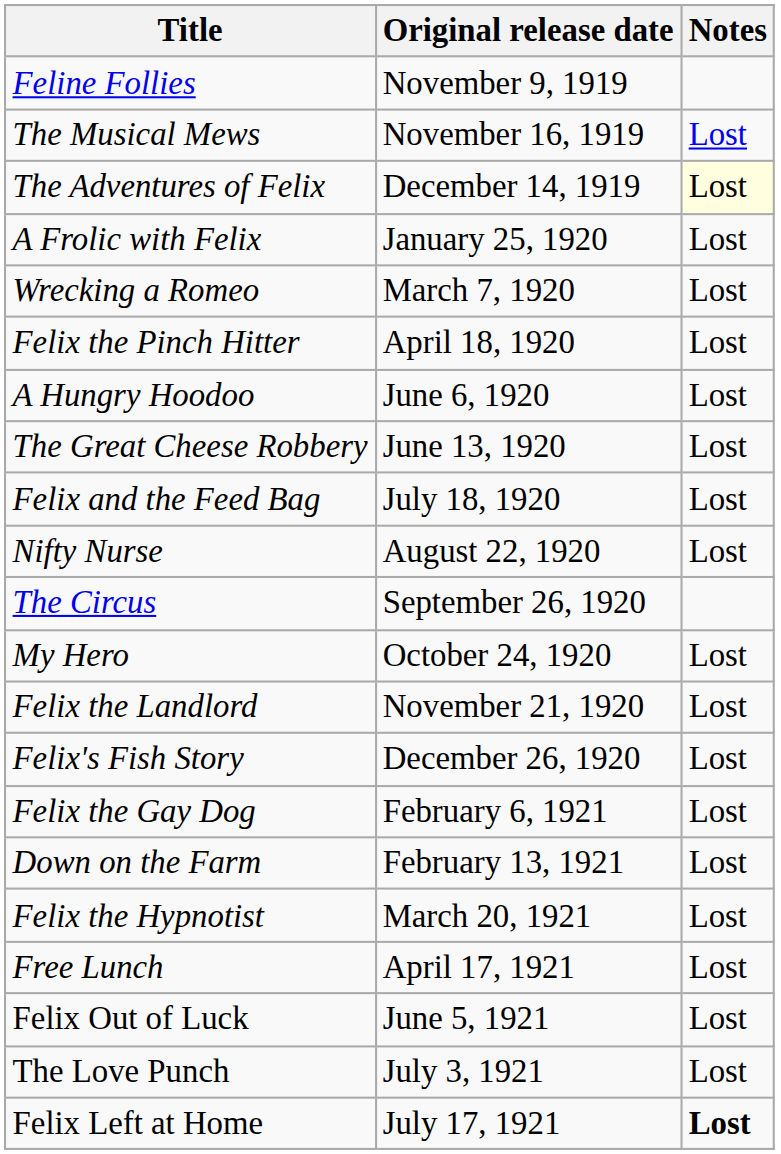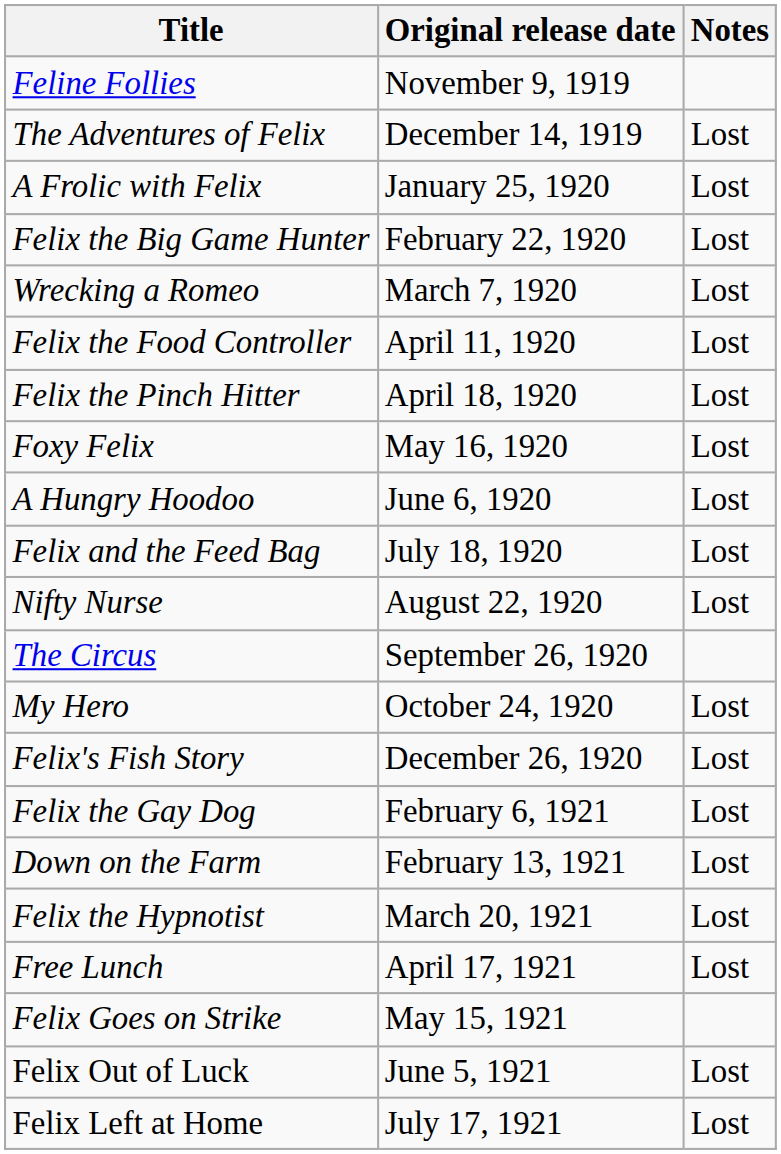- row: (136, 134)
(718, 186) lightyellow background -> (720, 134) no background
+ row: (191, 238)
+ row: (182, 342)
+ row: (83, 446)
- row: (190, 446)
- row: (135, 706)
+ row: (147, 1018)
- row: (121, 1070)
(720, 1122) bold -> (720, 1122) normal
